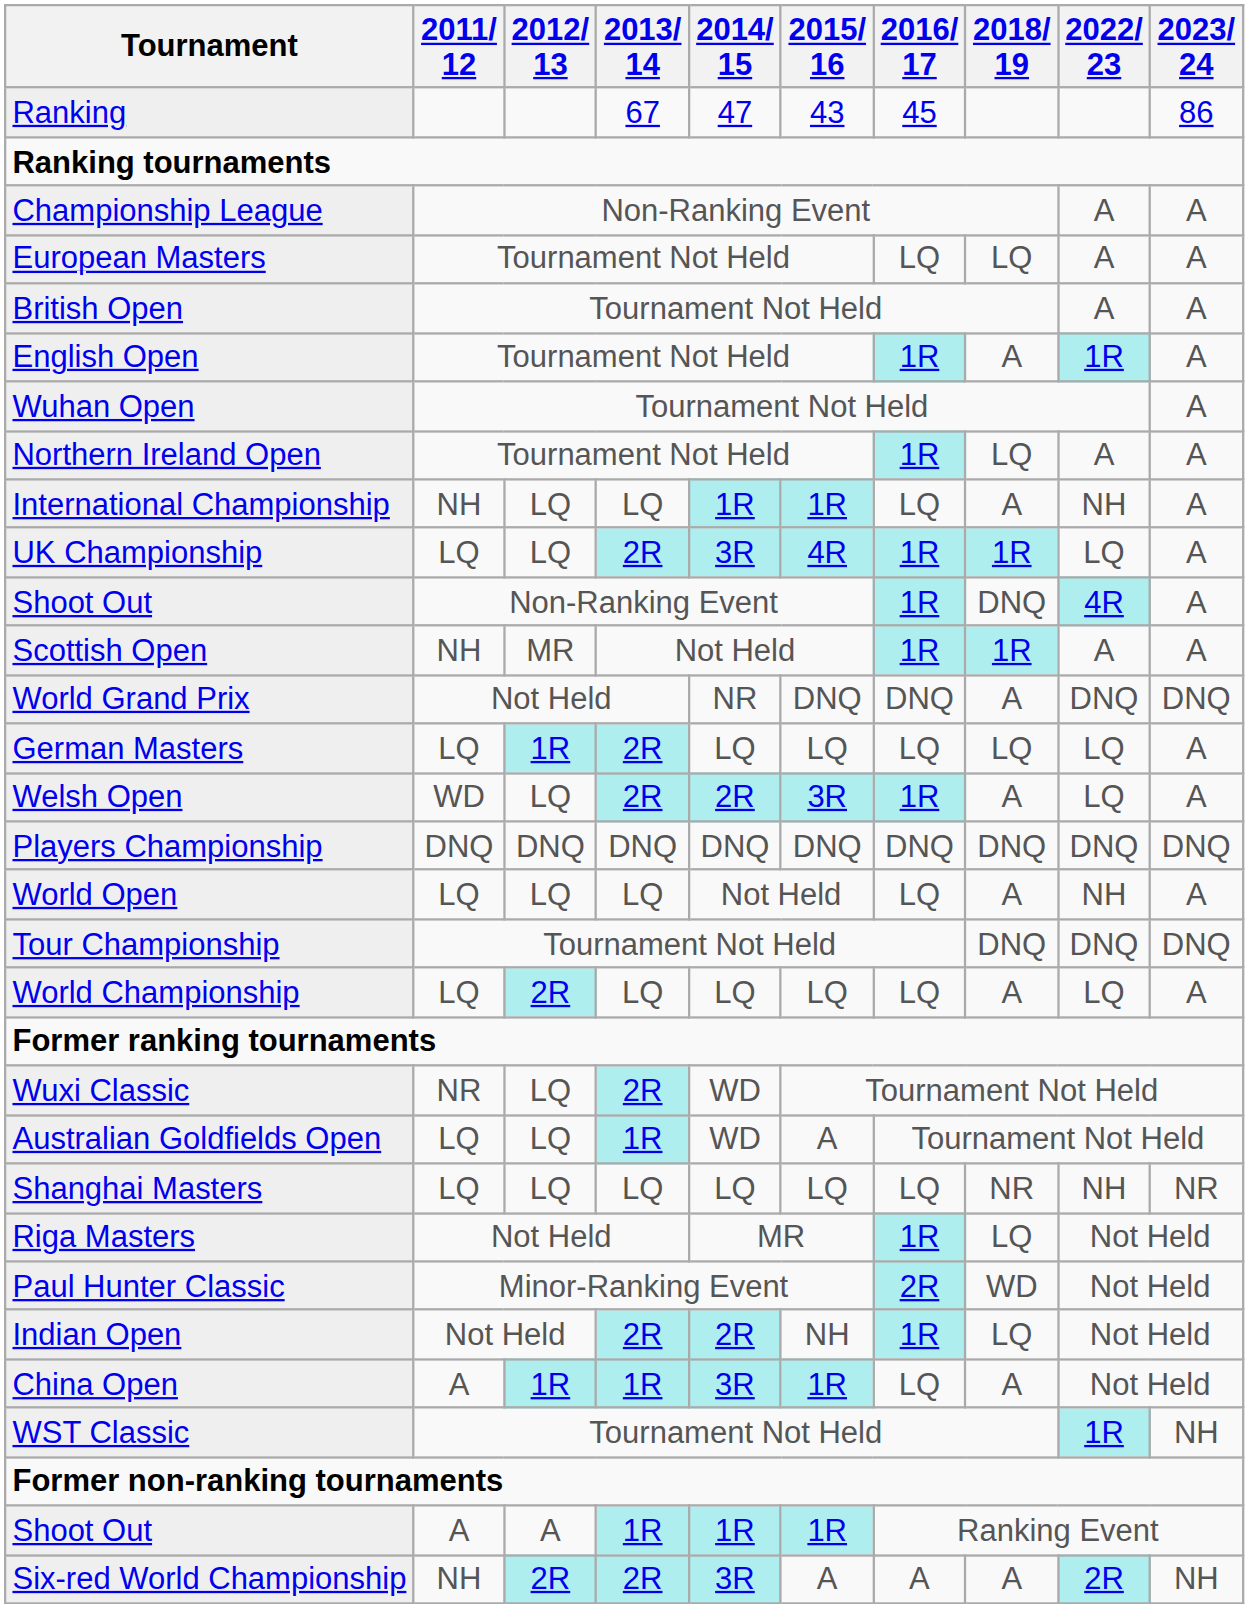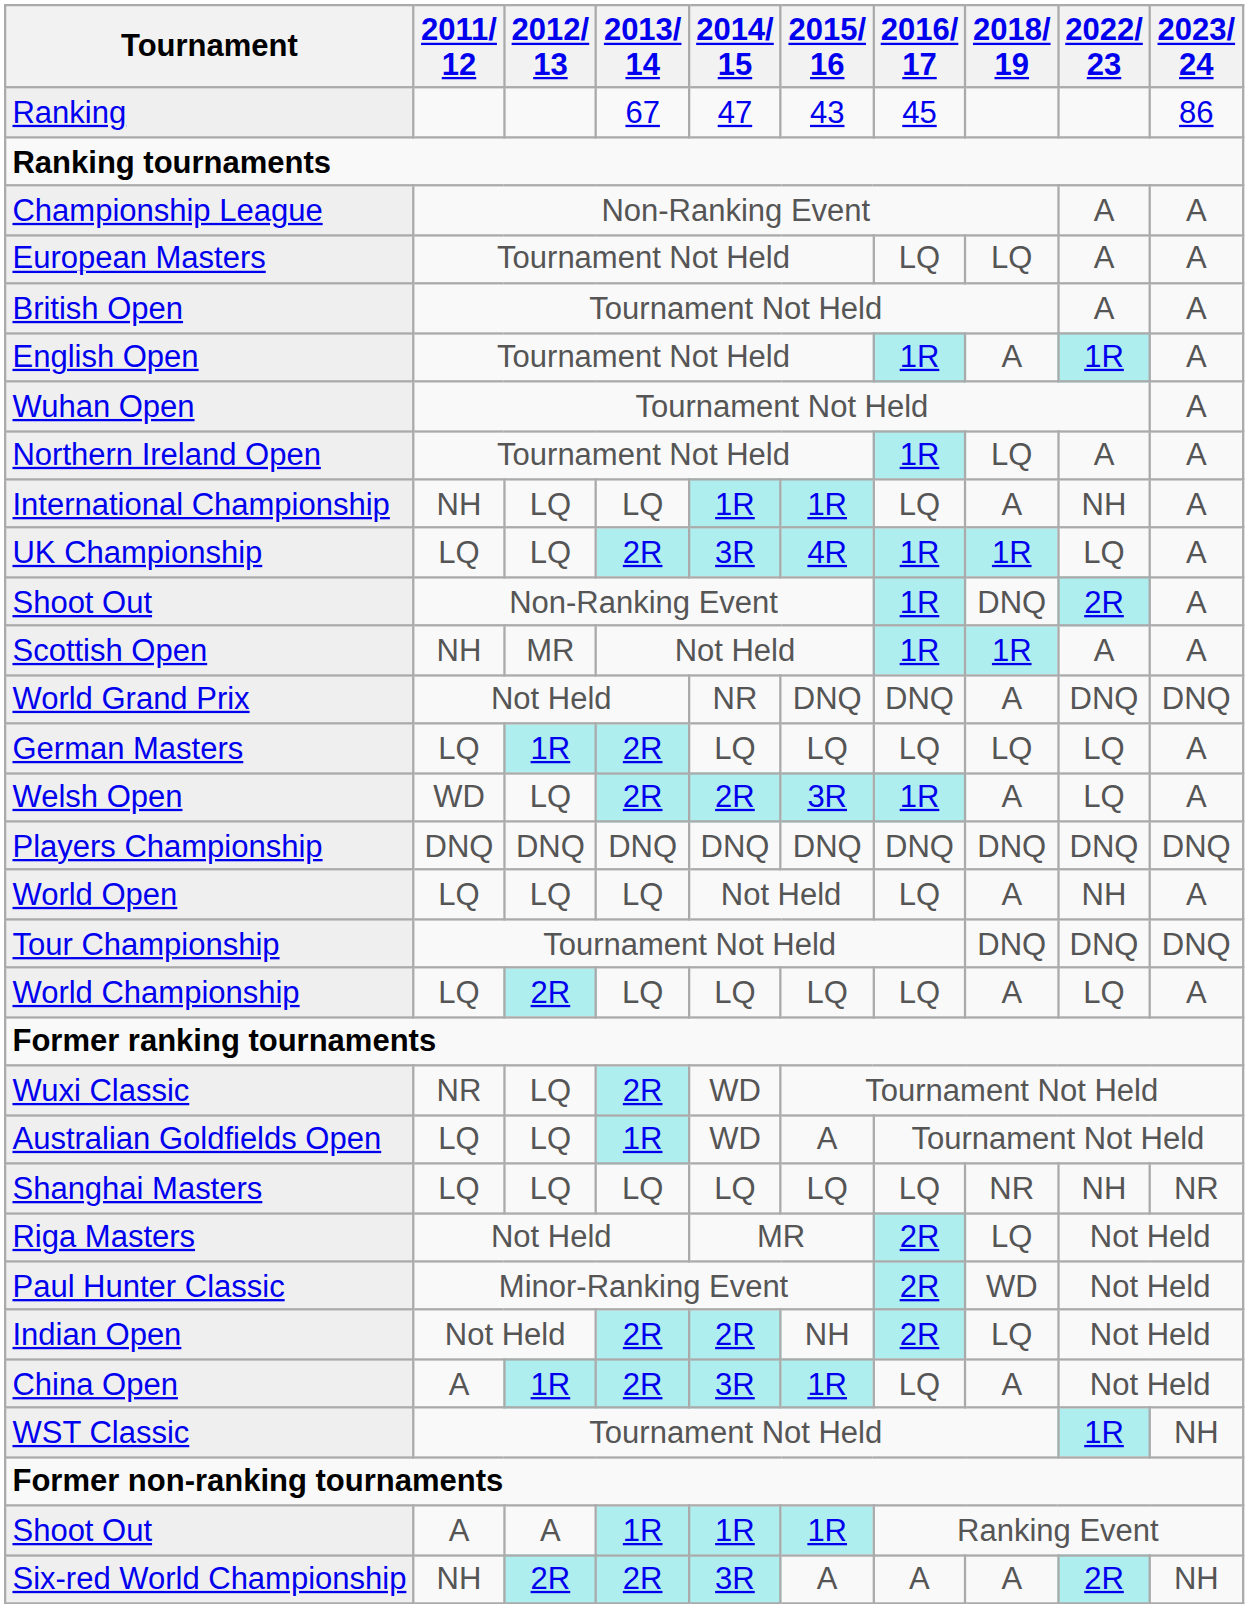(1104, 601) 4R -> (1104, 601) 2R
(919, 1236) 1R -> (919, 1236) 2R
(919, 1334) 1R -> (919, 1334) 2R
(643, 1383) 1R -> (643, 1383) 2R
